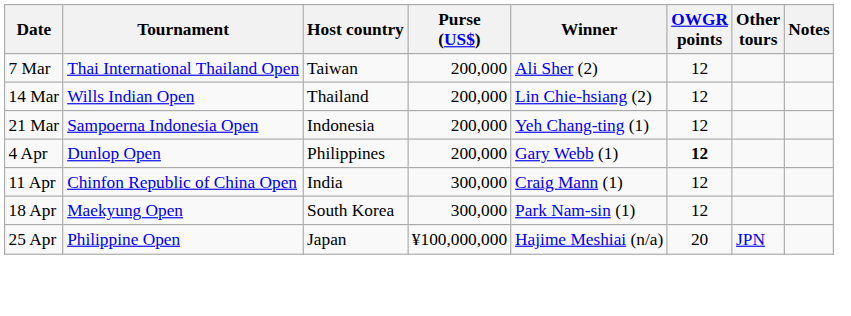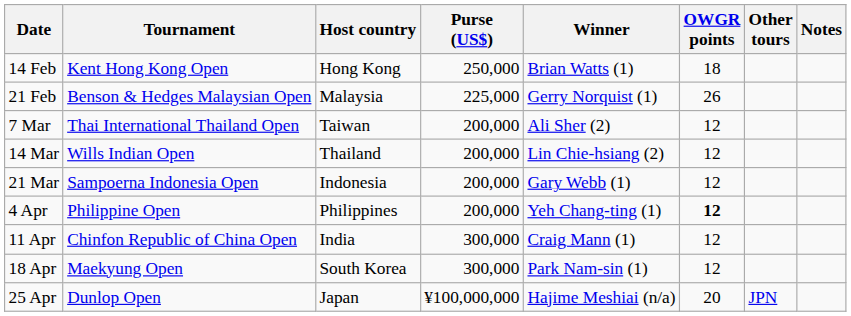+ row: (32, 68)
+ row: (32, 96)
(582, 125) Yeh Chang-ting (1) -> (579, 182) Gary Webb (1)
(114, 153) Dunlop Open -> (124, 210) Philippine Open
(567, 153) Gary Webb (1) -> (594, 210) Yeh Chang-ting (1)
(124, 239) Philippine Open -> (114, 296) Dunlop Open
